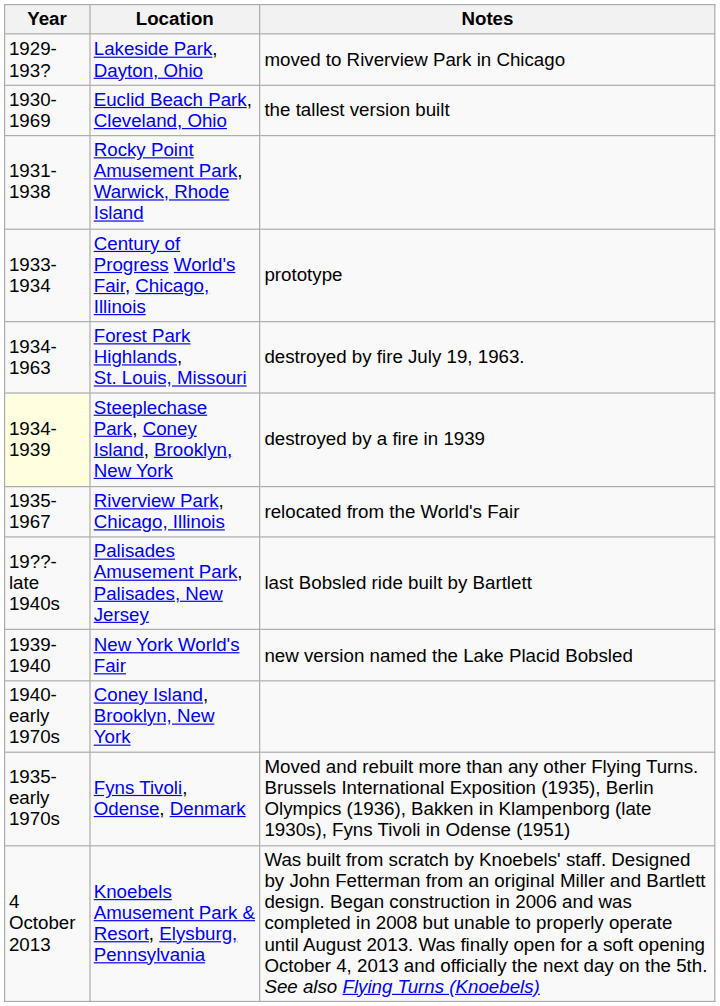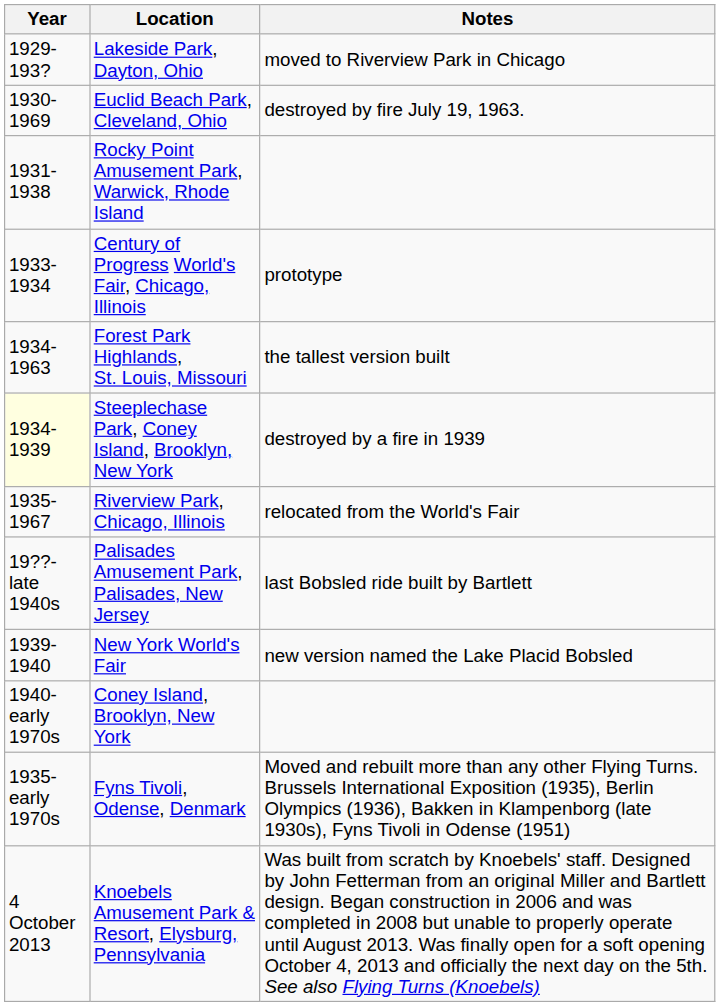(357, 110) the tallest version built -> (394, 110) destroyed by fire July 19, 1963.
(394, 357) destroyed by fire July 19, 1963. -> (357, 357) the tallest version built
